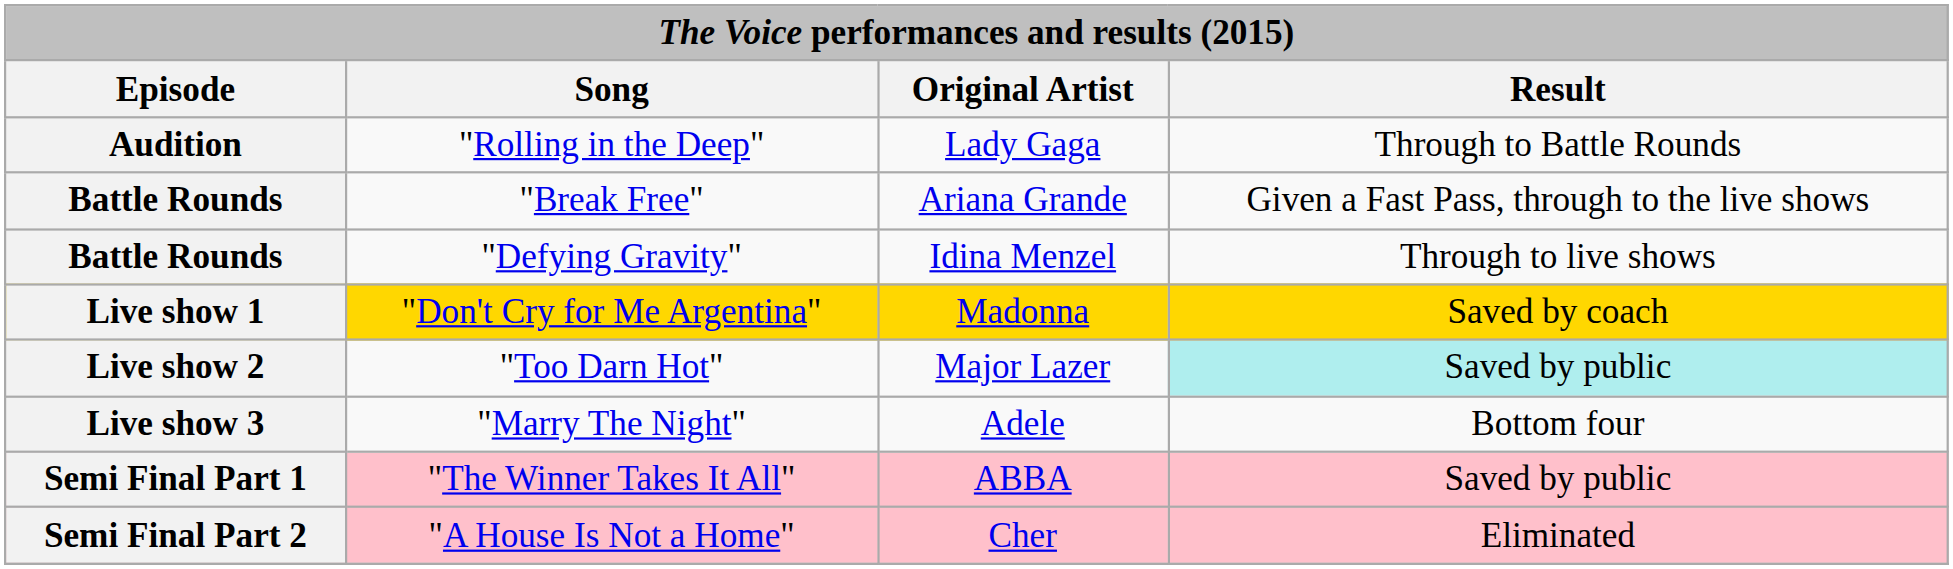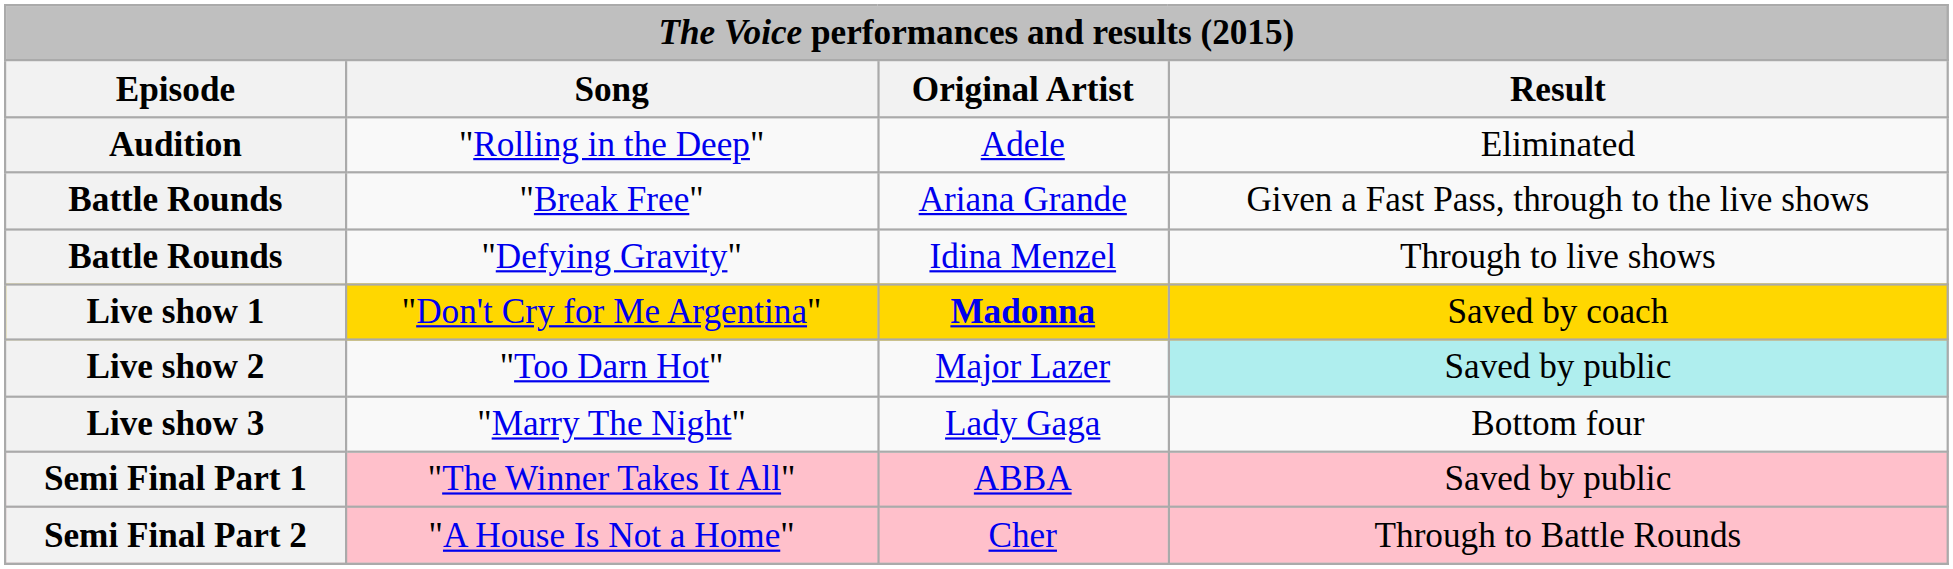(1023, 144) Lady Gaga -> (1023, 144) Adele
(1558, 144) Through to Battle Rounds -> (1558, 144) Eliminated
(1023, 311) normal -> (1023, 311) bold
(1023, 423) Adele -> (1023, 423) Lady Gaga
(1558, 534) Eliminated -> (1558, 534) Through to Battle Rounds
